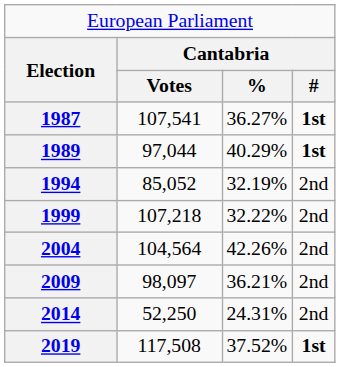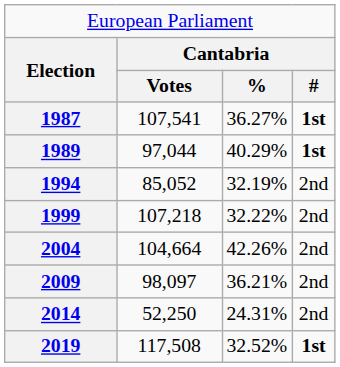(169, 248) 104,564 -> (169, 248) 104,664
(257, 346) 37.52% -> (257, 346) 32.52%
